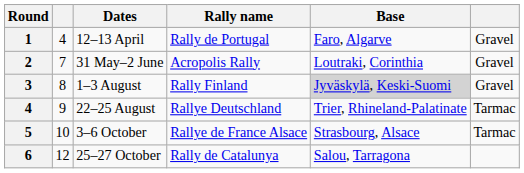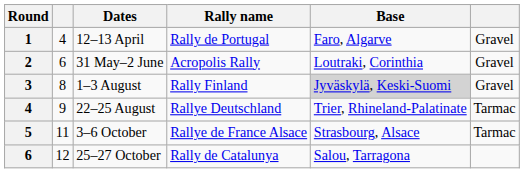(62, 62) 7 -> (62, 62) 6
(62, 132) 10 -> (62, 132) 11
